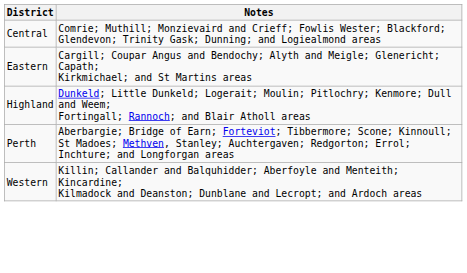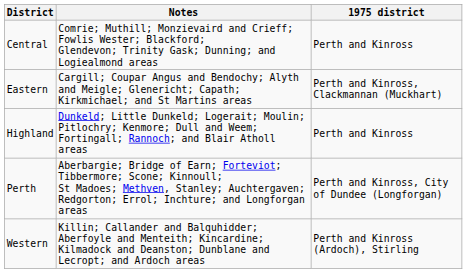+ column: (386, 12)
